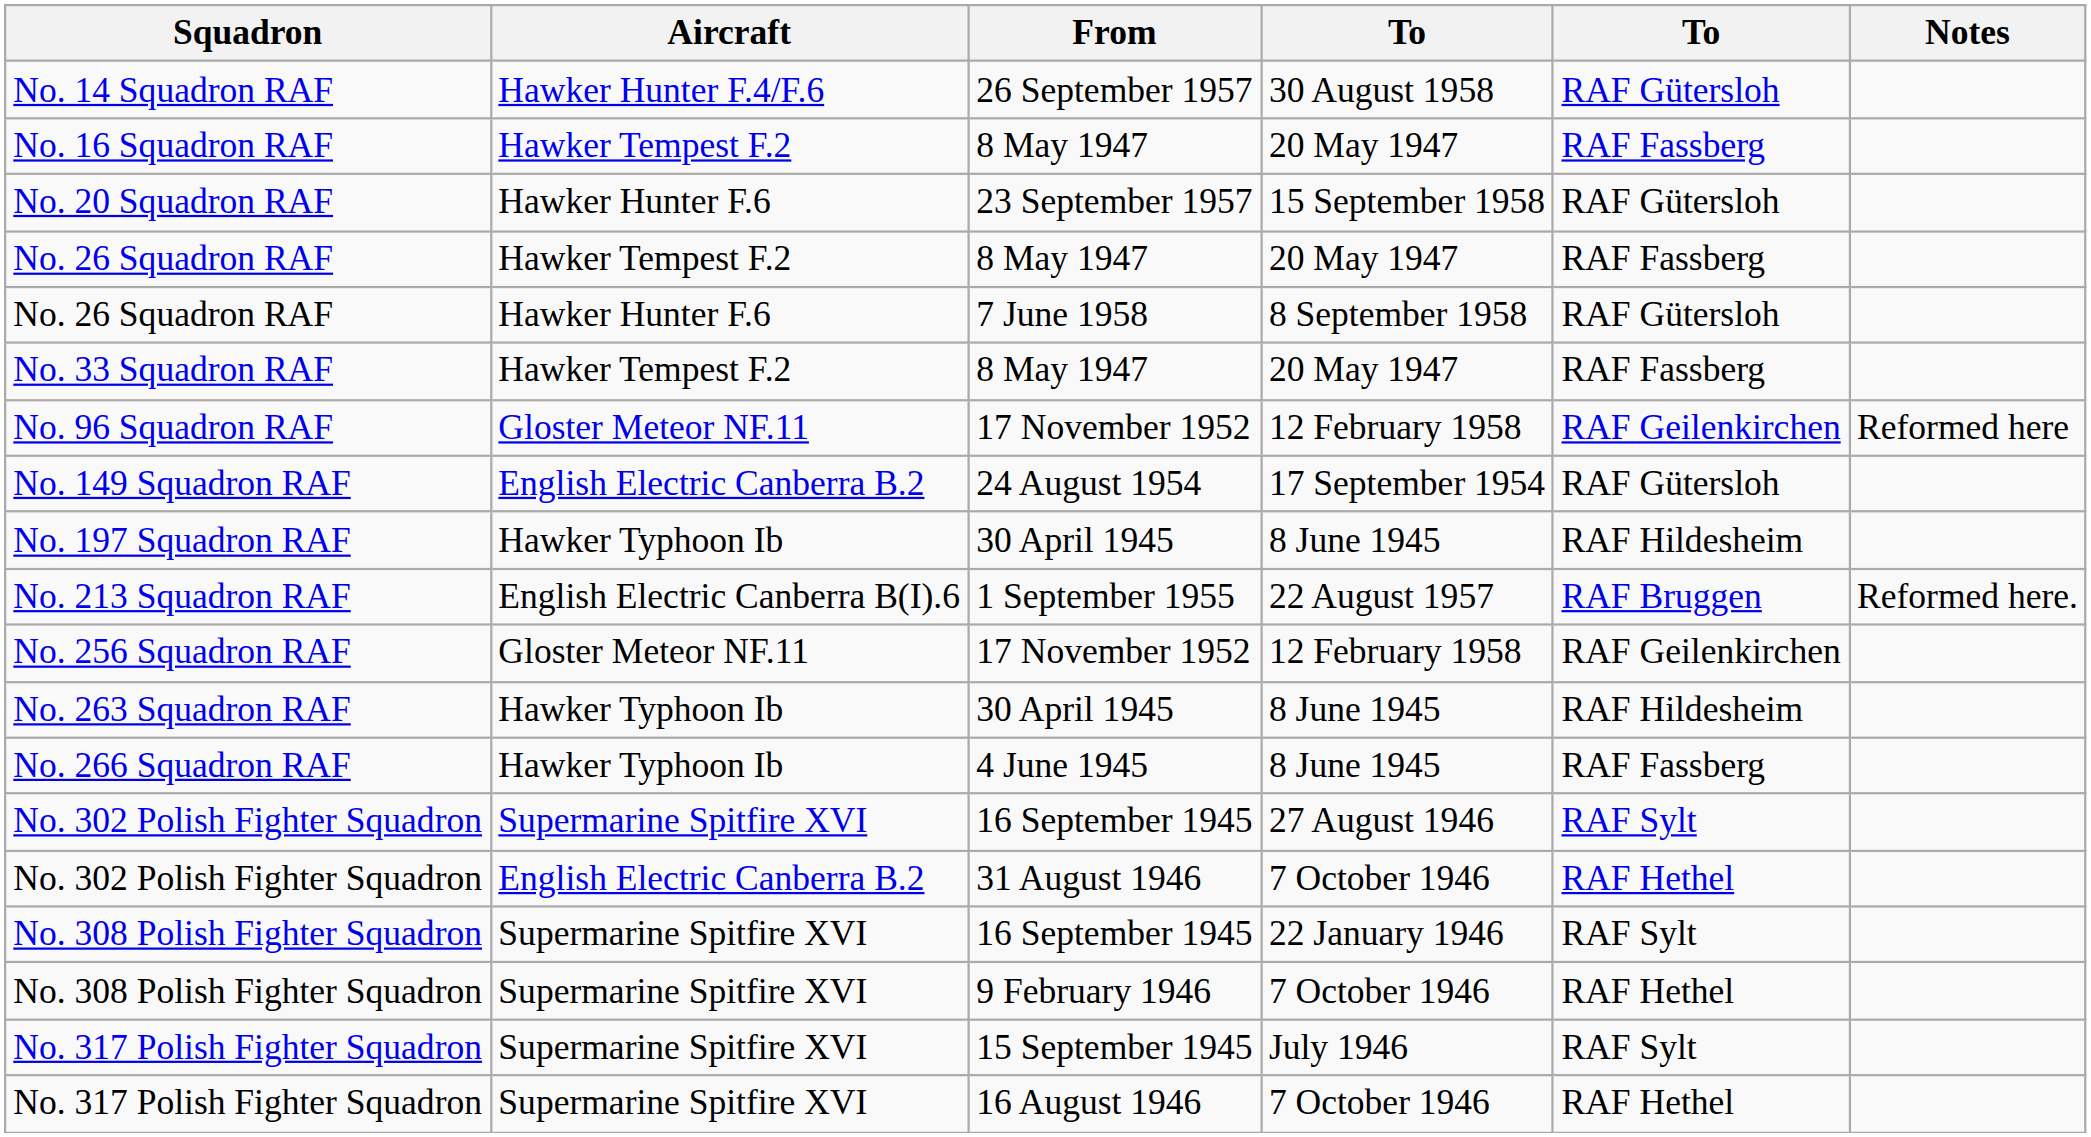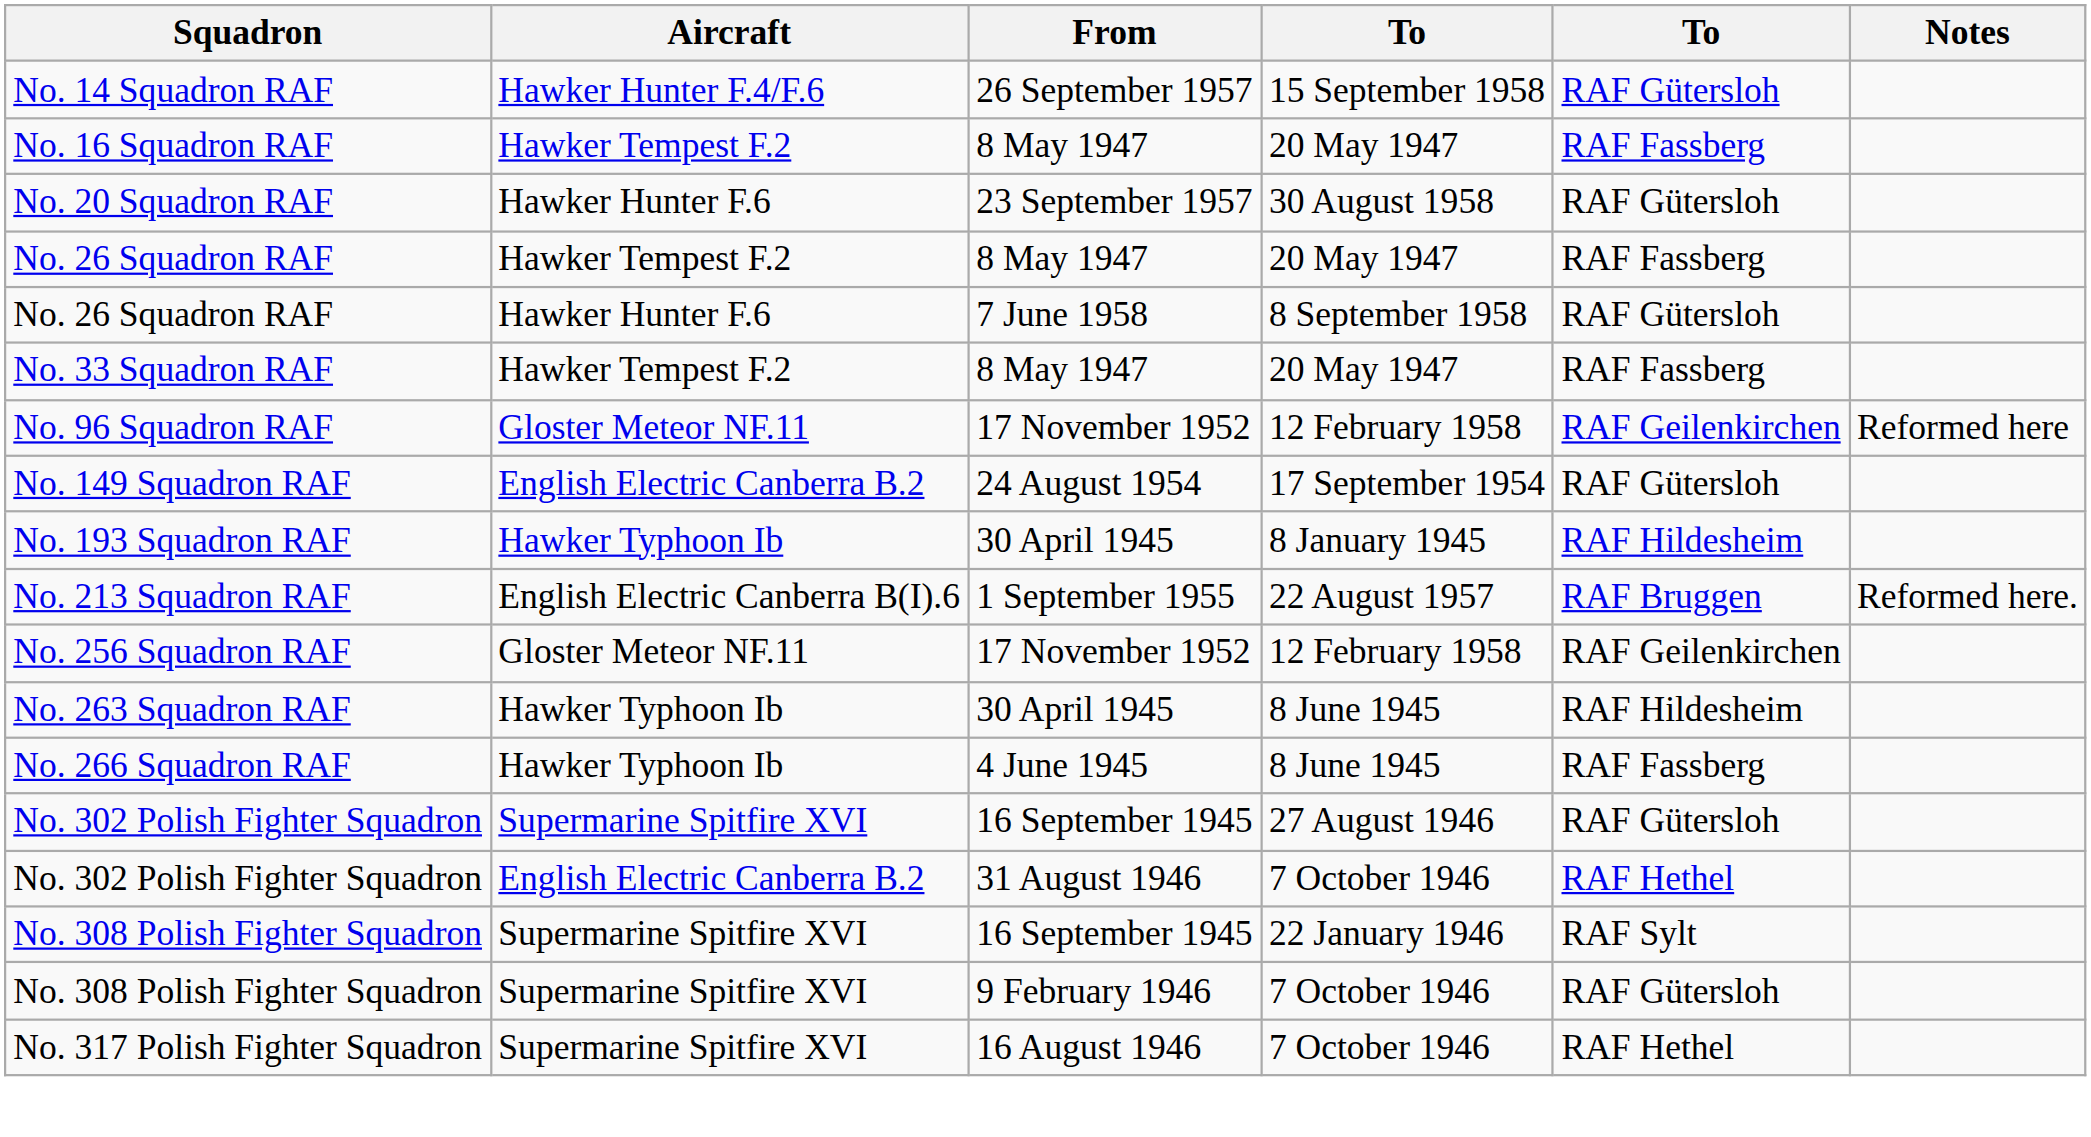(1381, 88) 30 August 1958 -> (1407, 88) 15 September 1958
(1407, 201) 15 September 1958 -> (1381, 201) 30 August 1958
+ row: (182, 539)
- row: (182, 539)
(1629, 821) RAF Sylt -> (1671, 821) RAF Gütersloh
(1648, 990) RAF Hethel -> (1671, 990) RAF Gütersloh
- row: (248, 1046)
